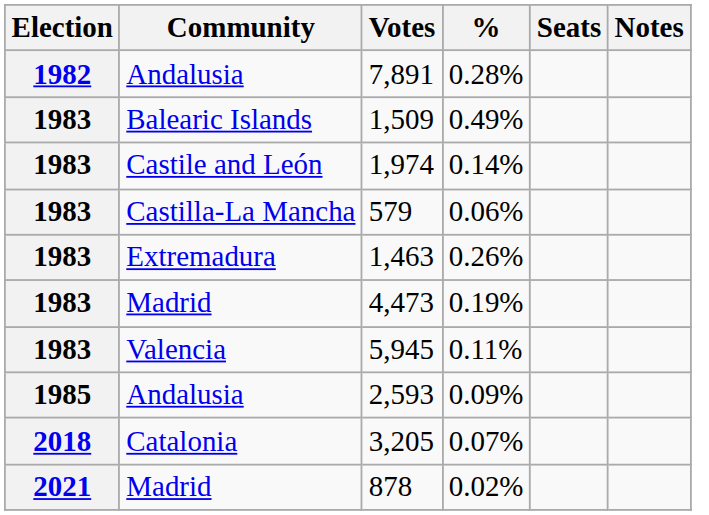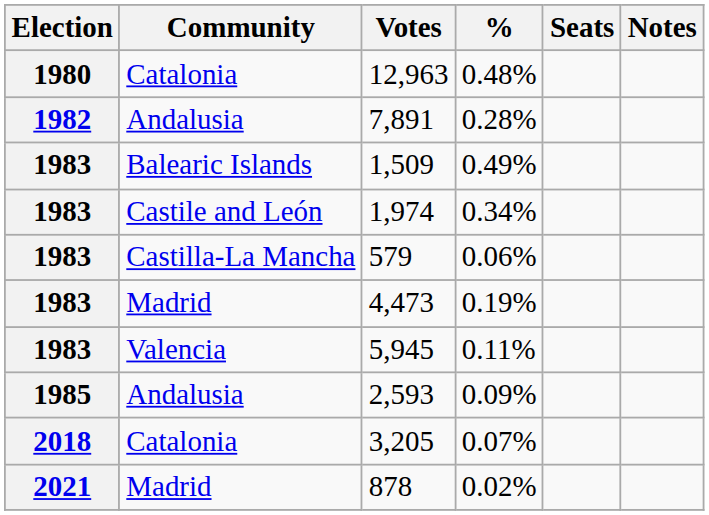+ row: (409, 73)
(486, 165) 0.14% -> (499, 211) 0.34%
- row: (401, 257)
